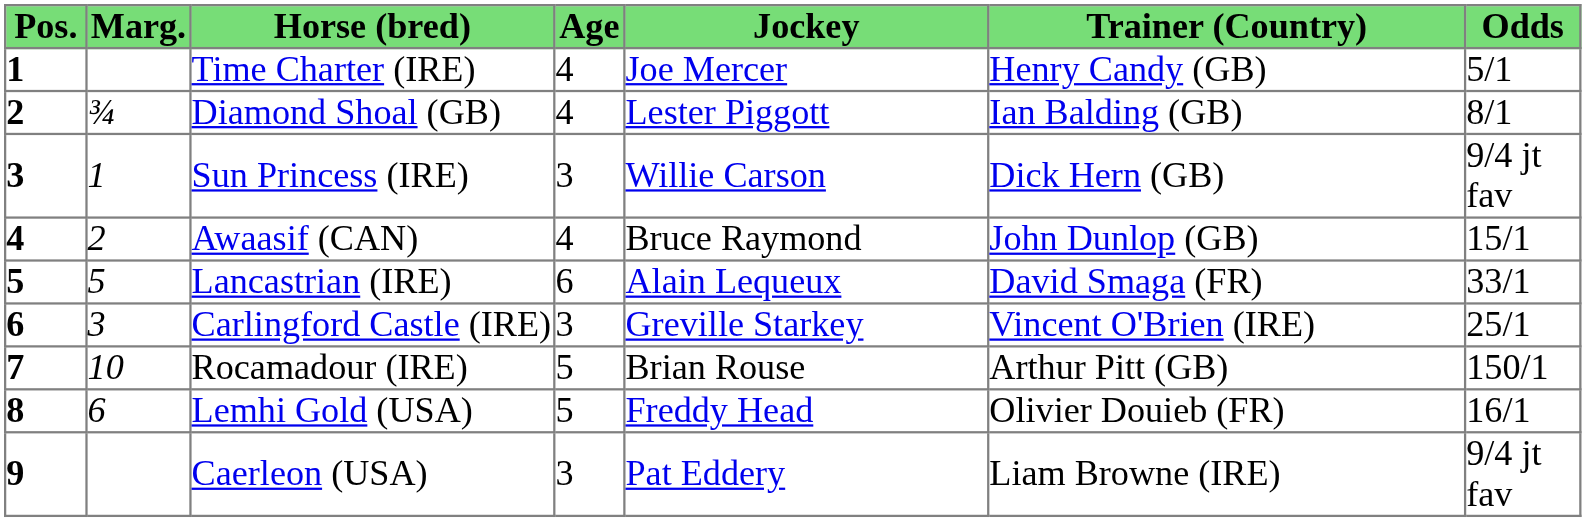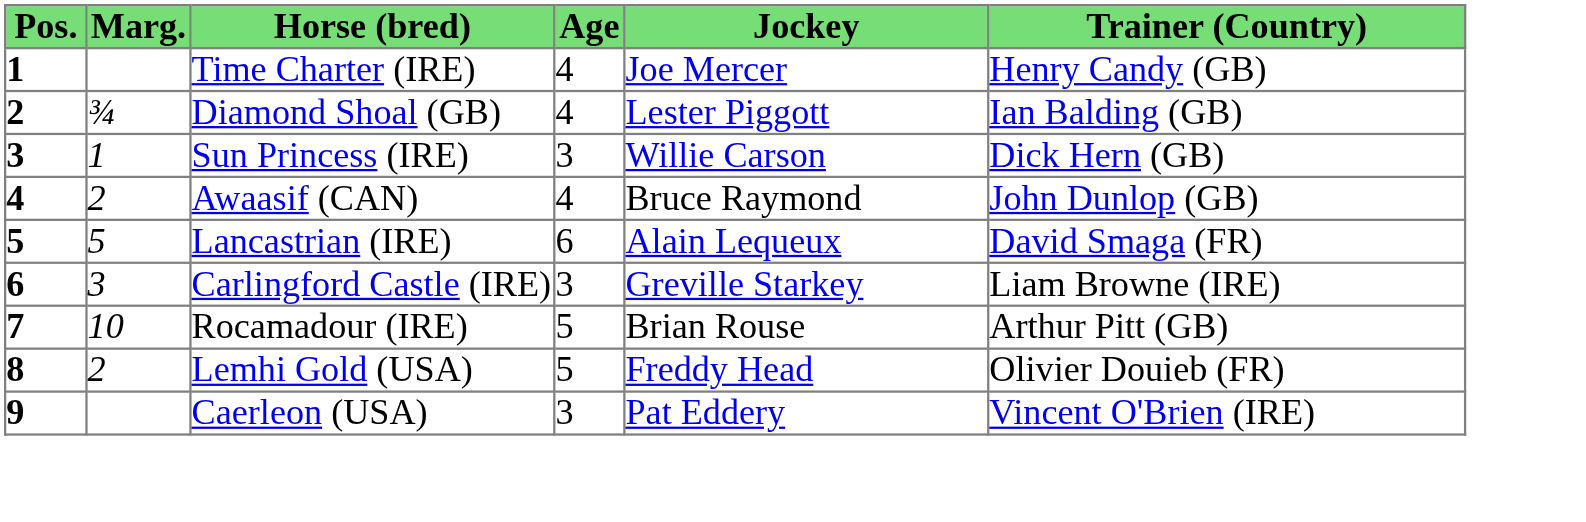- column: (1523, 25)
(1152, 324) Vincent O'Brien (IRE) -> (1135, 283) Liam Browne (IRE)
(97, 410) 6 -> (97, 369) 2
(1135, 473) Liam Browne (IRE) -> (1152, 412) Vincent O'Brien (IRE)
